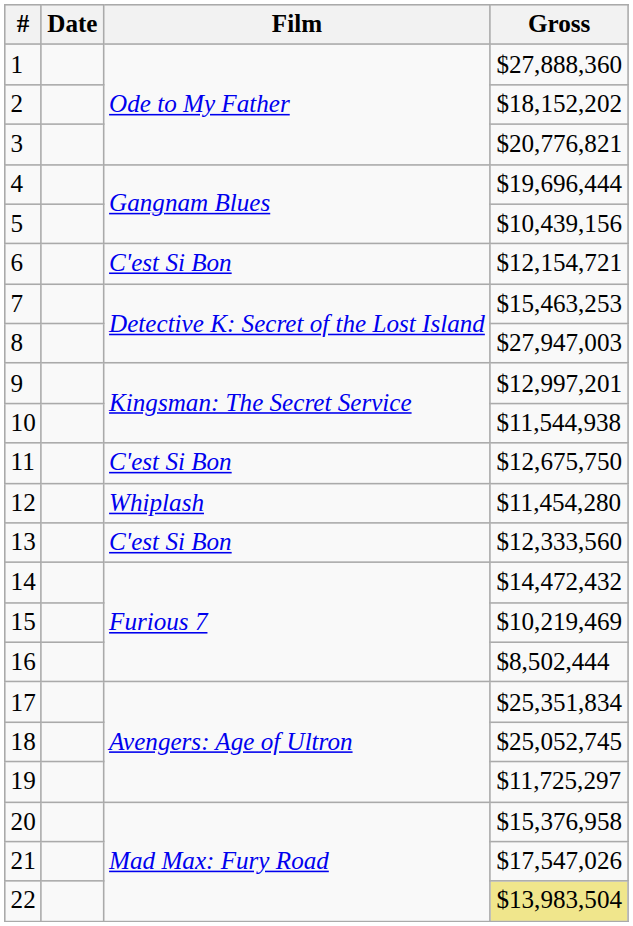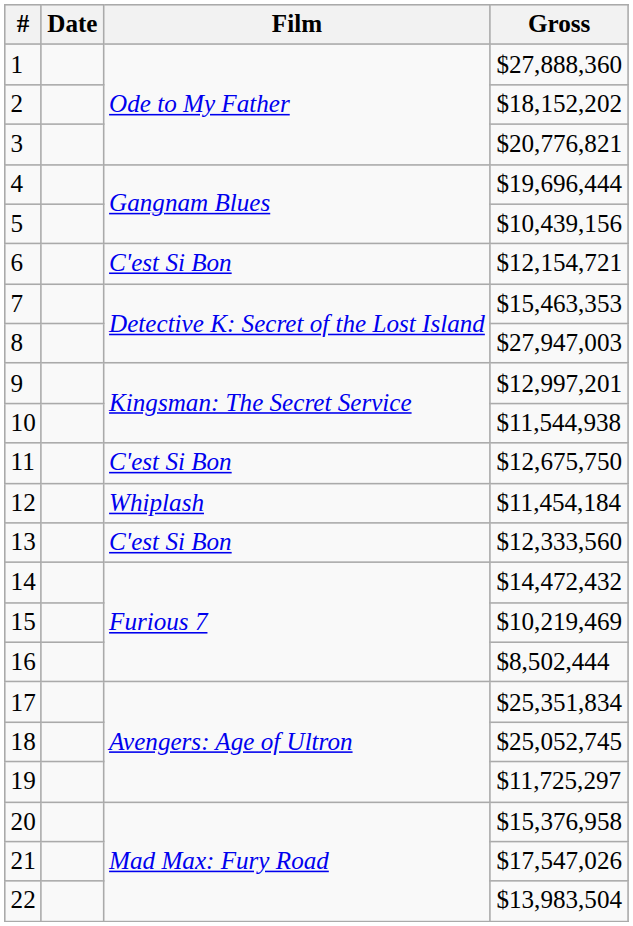(559, 303) $15,463,253 -> (559, 303) $15,463,353
(559, 502) $11,454,280 -> (559, 502) $11,454,184
(559, 900) khaki background -> (559, 900) no background
